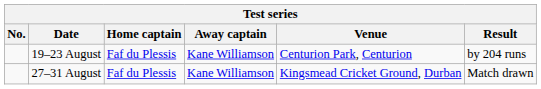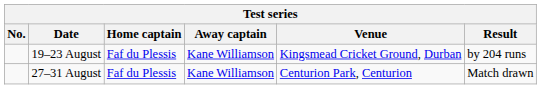(346, 53) Centurion Park, Centurion -> (371, 53) Kingsmead Cricket Ground, Durban
(371, 73) Kingsmead Cricket Ground, Durban -> (346, 73) Centurion Park, Centurion
